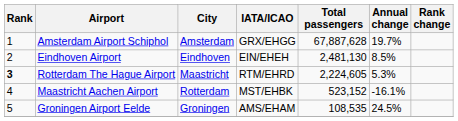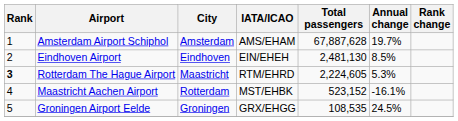(267, 41) GRX/EHGG -> (267, 41) AMS/EHAM
(267, 108) AMS/EHAM -> (267, 108) GRX/EHGG
